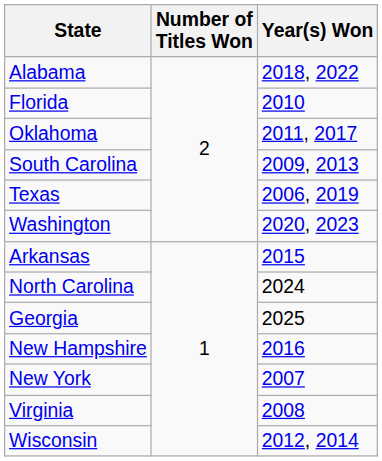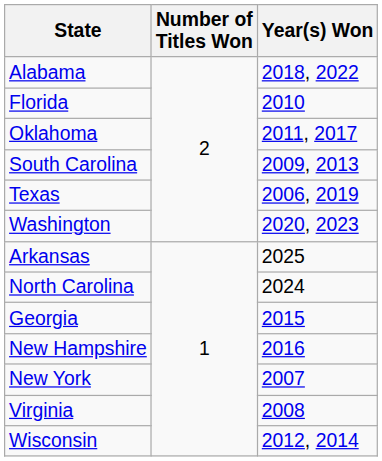(283, 256) 2015 -> (283, 256) 2025
(283, 317) 2025 -> (283, 317) 2015
